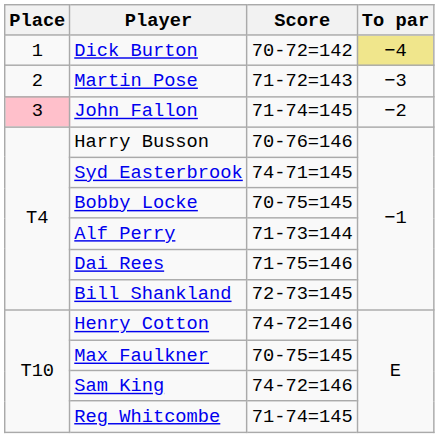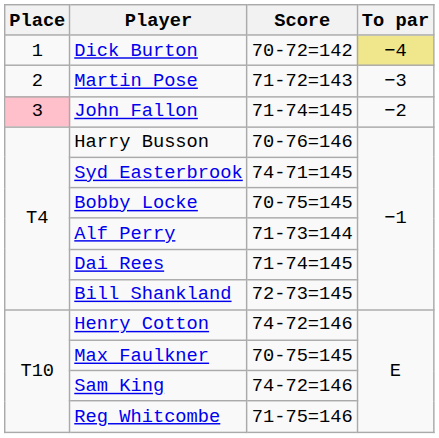(302, 264) 71-75=146 -> (302, 264) 71-74=145
(302, 417) 71-74=145 -> (302, 417) 71-75=146
